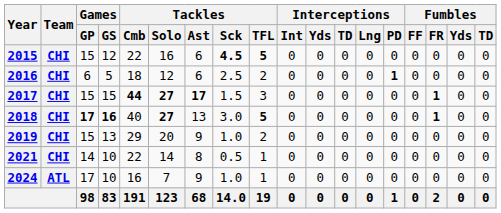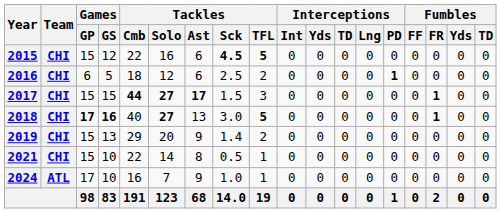(231, 137) 1.0 -> (231, 137) 1.4
(87, 157) 14 -> (87, 157) 15
